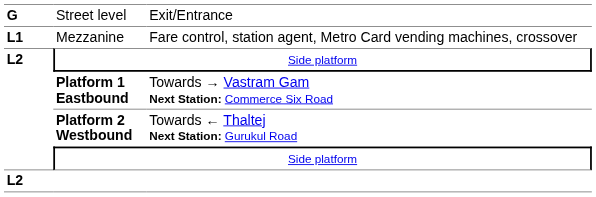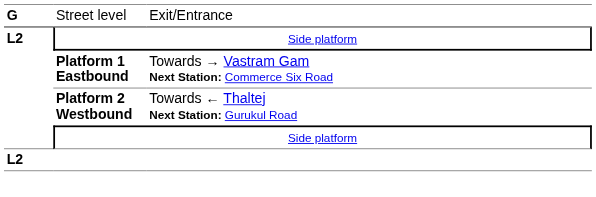- row: (90, 37)
